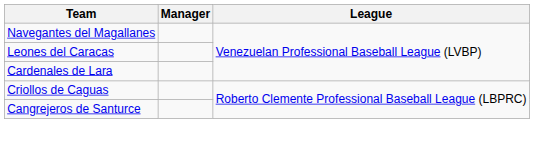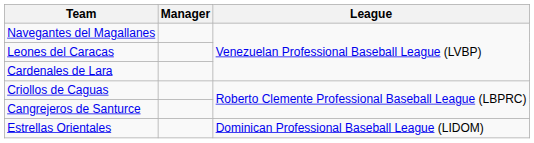+ row: (59, 128)
